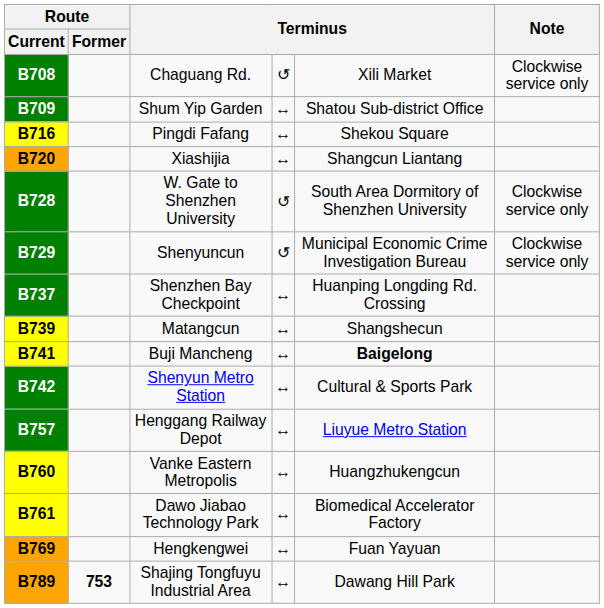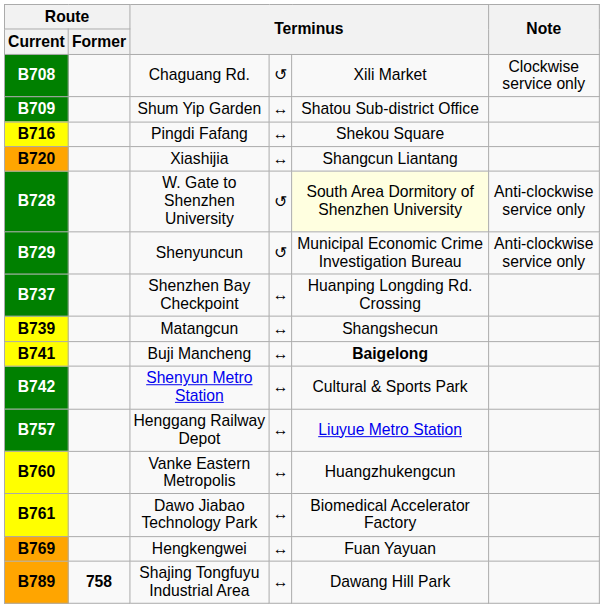(395, 201) no background -> (390, 201) lightyellow background
(547, 201) Clockwise service only -> (544, 201) Anti-clockwise service only
(547, 252) Clockwise service only -> (544, 252) Anti-clockwise service only
(99, 582) 753 -> (99, 582) 758
